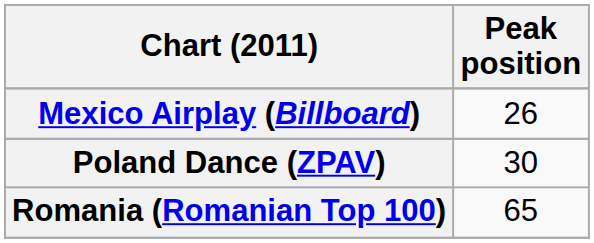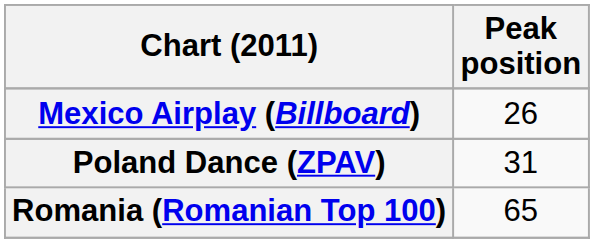(521, 162) 30 -> (521, 162) 31
